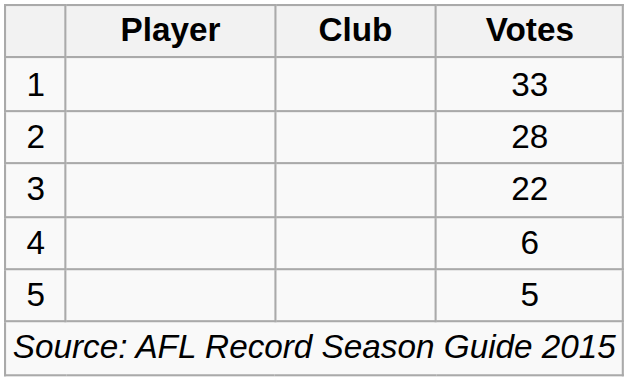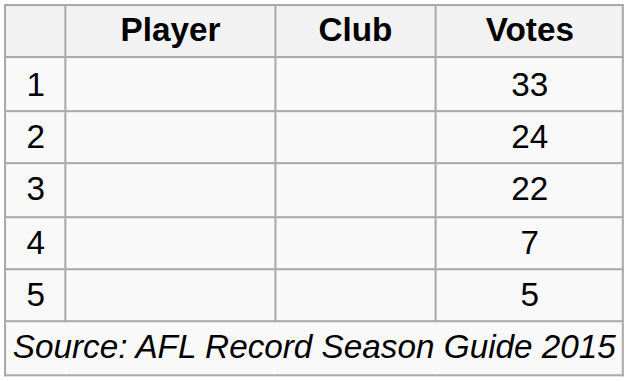(530, 136) 28 -> (530, 136) 24
(530, 242) 6 -> (530, 242) 7
